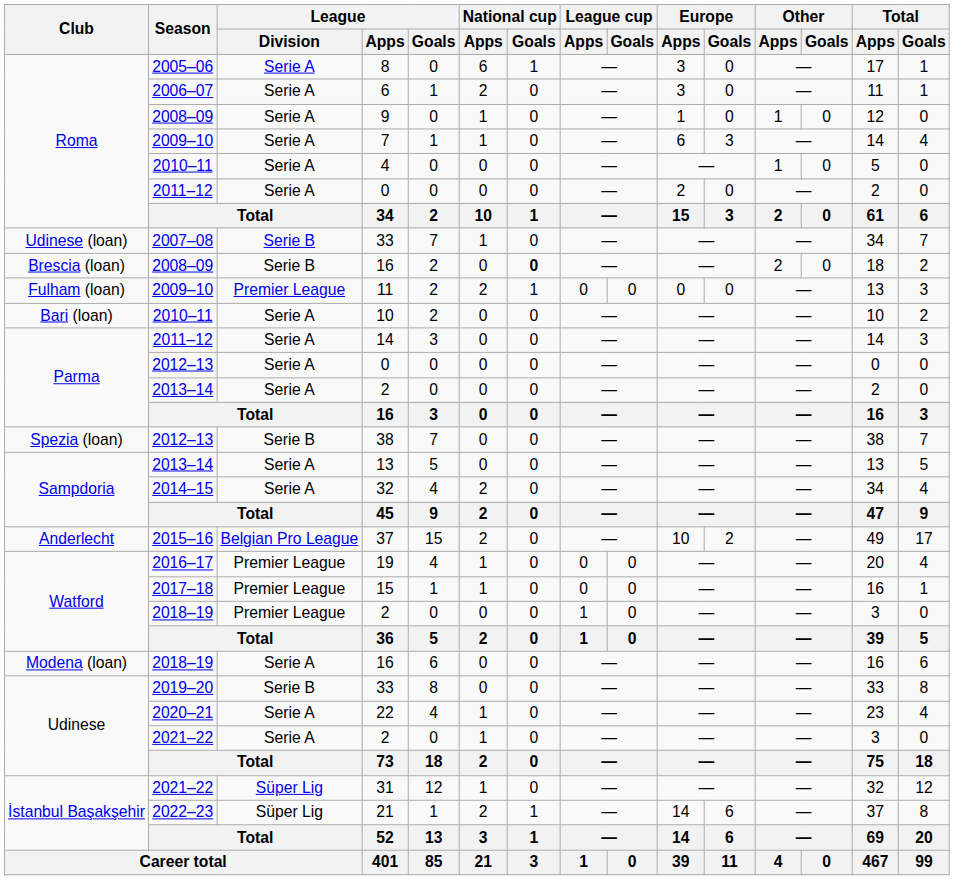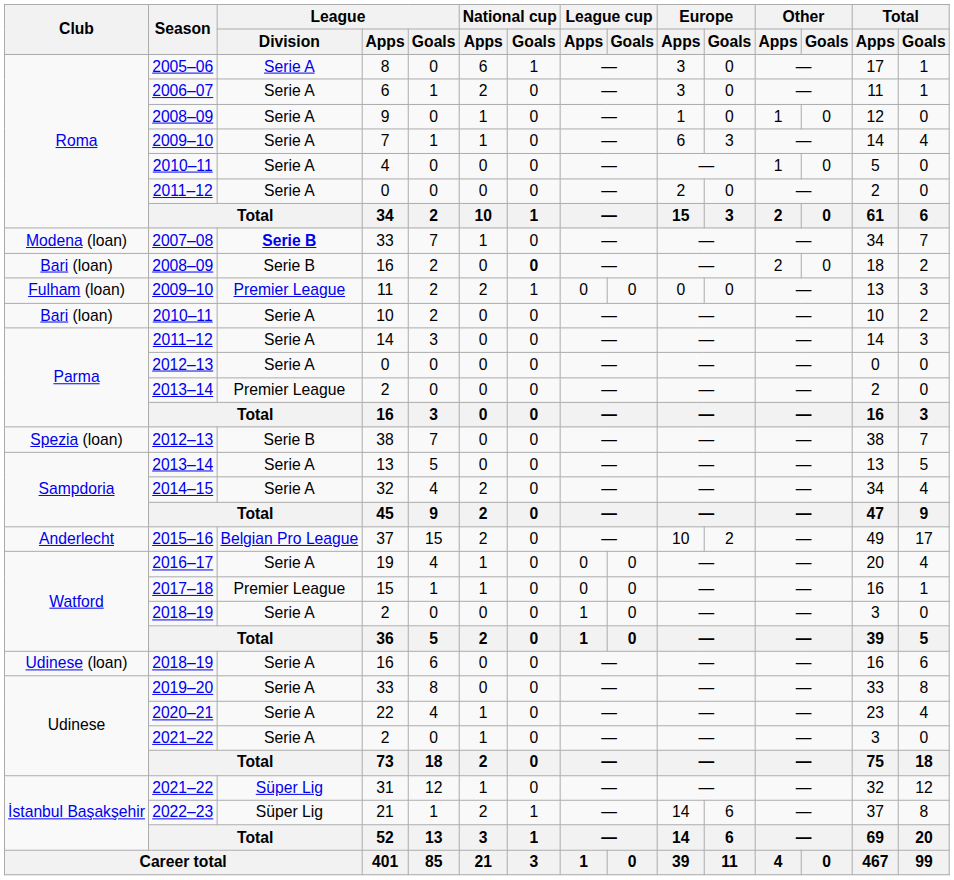(77, 240) Udinese (loan) -> (77, 240) Modena (loan)
(289, 240) normal -> (289, 240) bold
(77, 265) Brescia (loan) -> (77, 265) Bari (loan)
(289, 389) Serie A -> (289, 389) Premier League
(289, 564) Premier League -> (289, 564) Serie A
(289, 613) Premier League -> (289, 613) Serie A
(77, 663) Modena (loan) -> (77, 663) Udinese (loan)
(289, 688) Serie B -> (289, 688) Serie A
